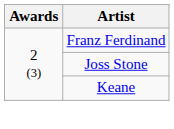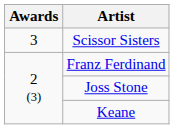+ row: (116, 40)
